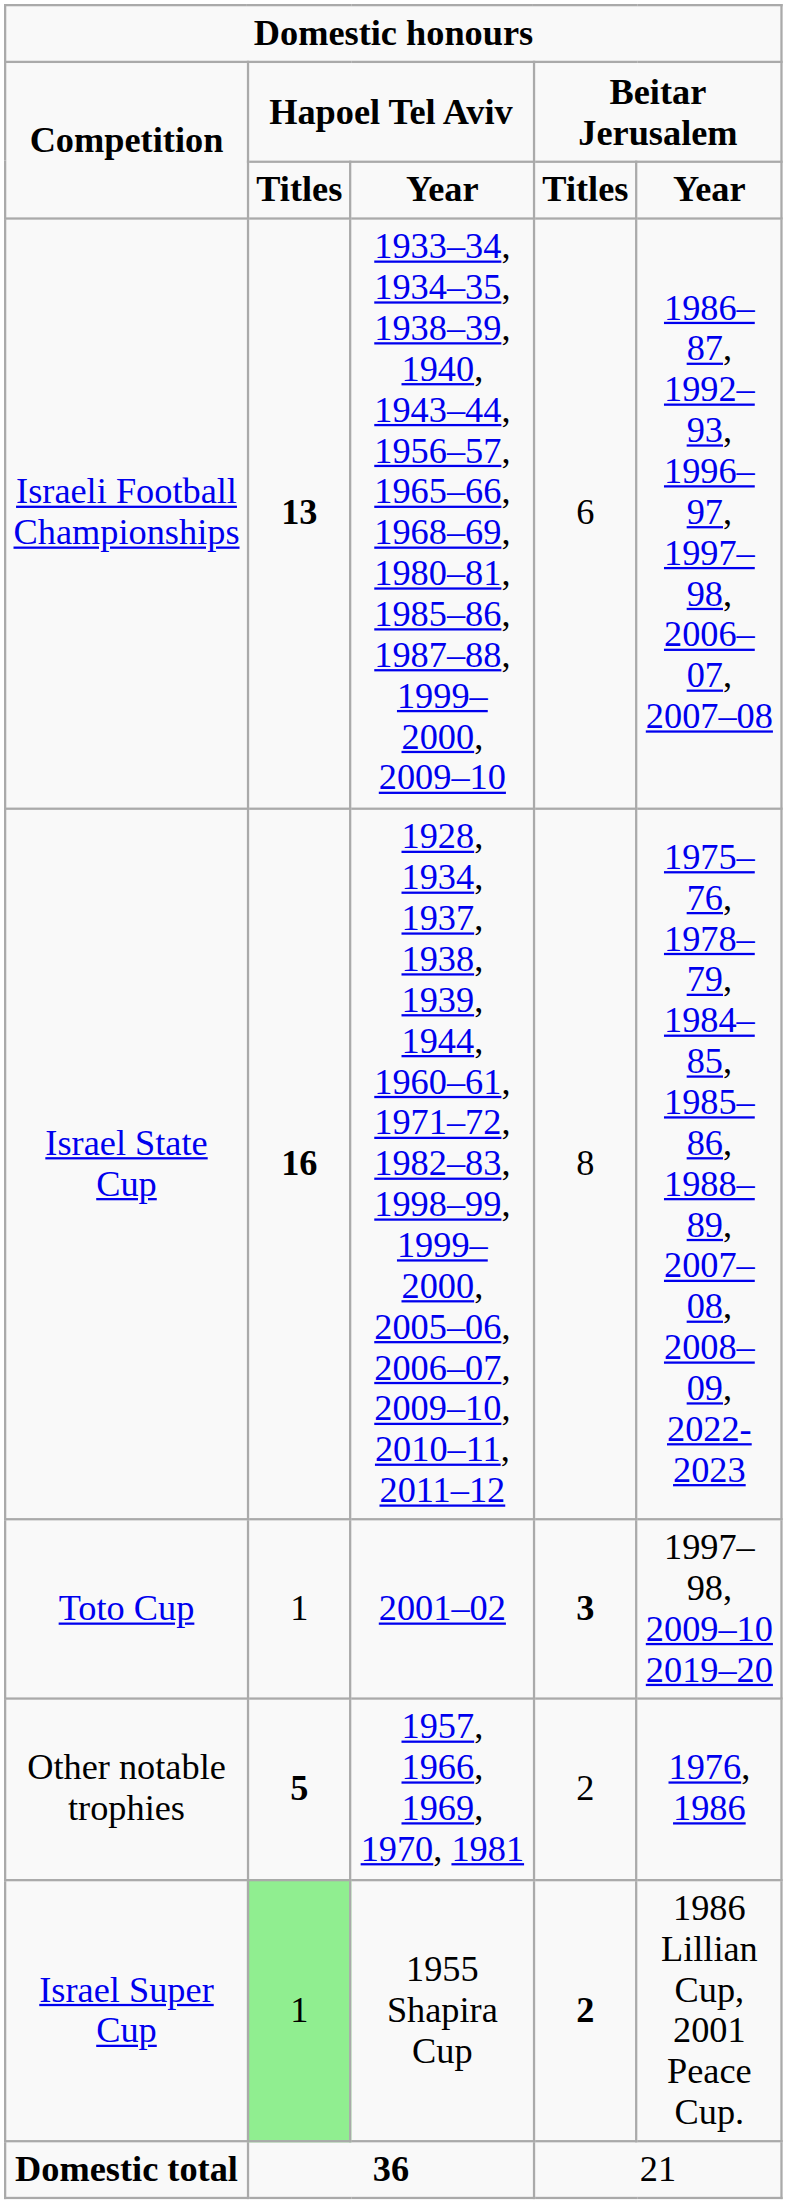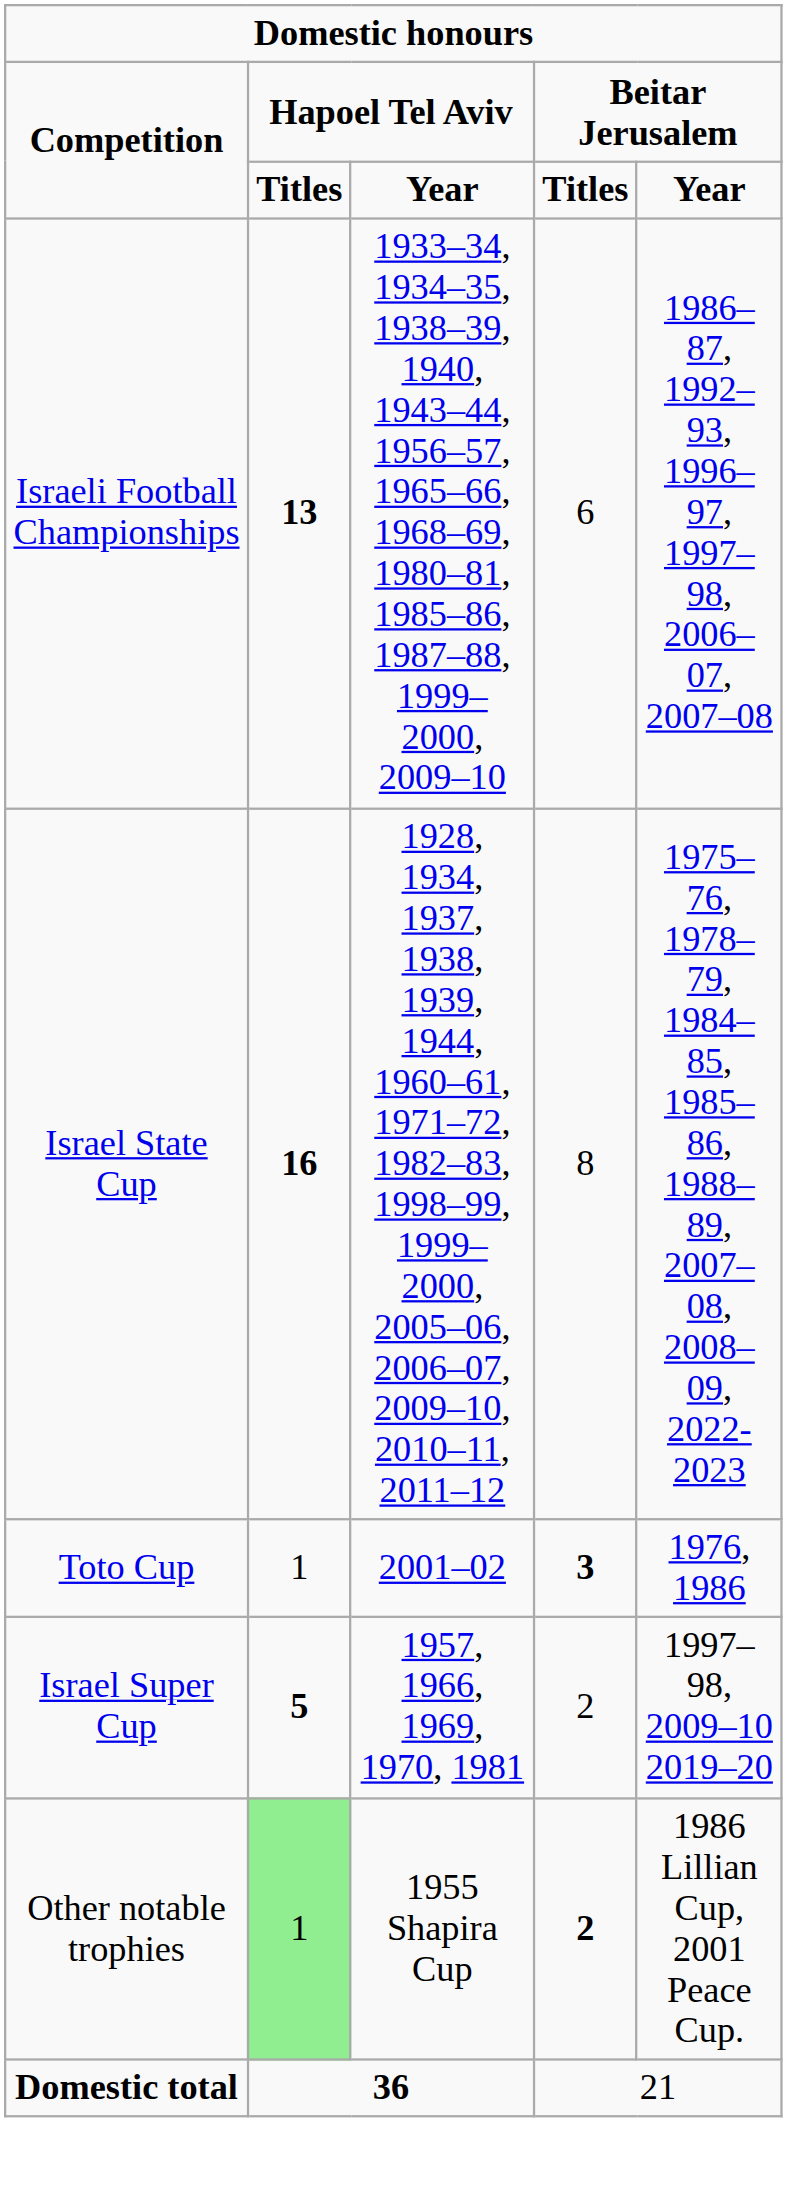(709, 1608) 1997–98, 2009–10 2019–20 -> (709, 1567) 1976, 1986
(127, 1788) Other notable trophies -> (126, 1706) Israel Super Cup
(709, 1788) 1976, 1986 -> (709, 1706) 1997–98, 2009–10 2019–20
(126, 2009) Israel Super Cup -> (127, 1927) Other notable trophies
